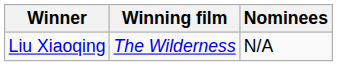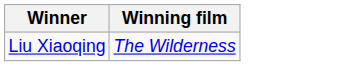- column: (286, 18)
